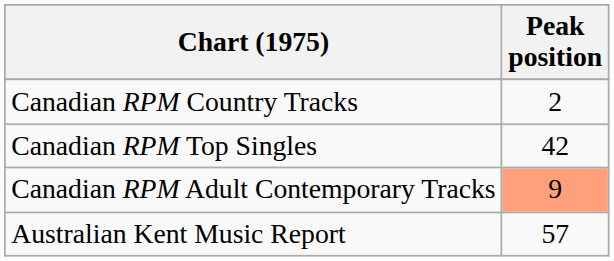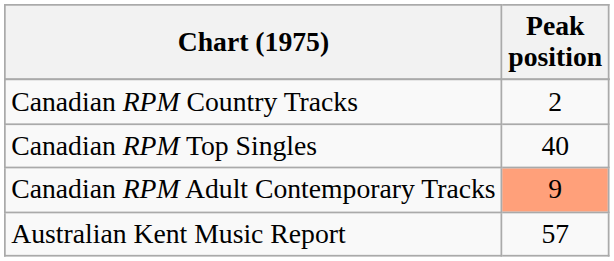(555, 145) 42 -> (555, 145) 40
